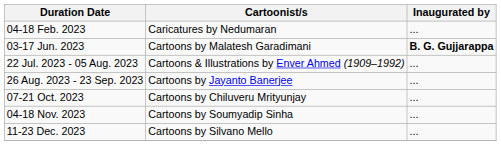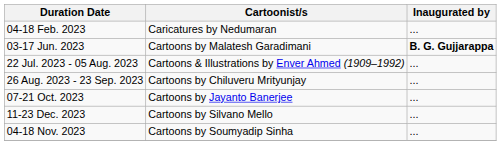(220, 81) Cartoons by Jayanto Banerjee -> (227, 81) Cartoons by Chiluveru Mrityunjay
(227, 98) Cartoons by Chiluveru Mrityunjay -> (220, 98) Cartoons by Jayanto Banerjee
rows swapped: (46, 115) <-> (46, 132)
